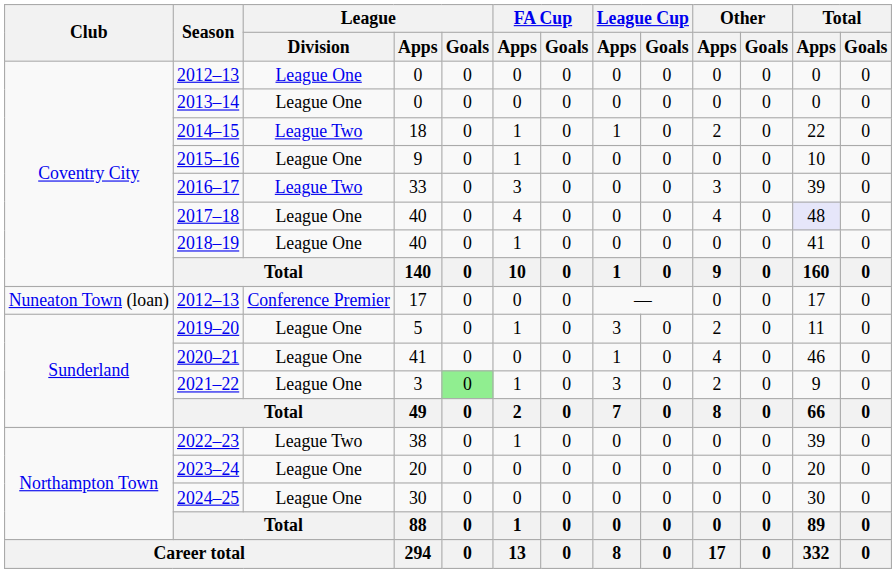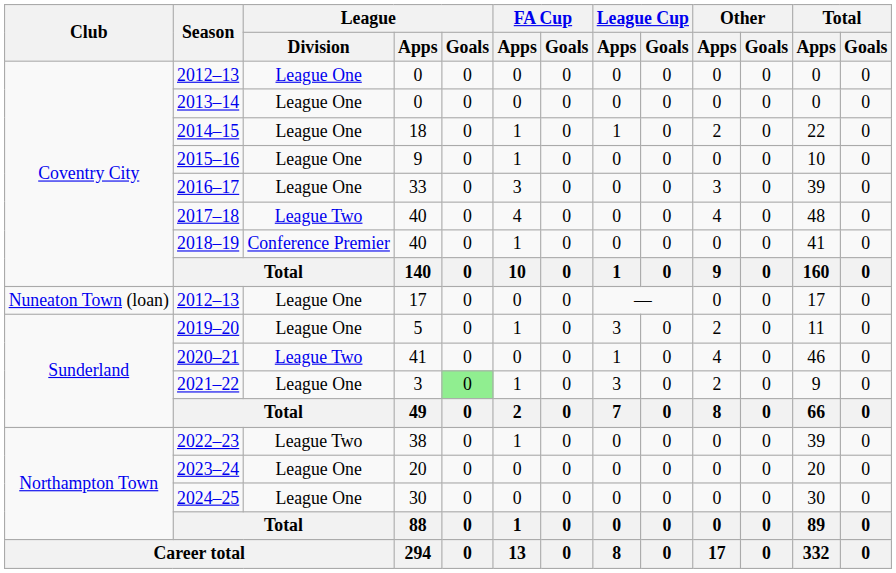(319, 131) League Two -> (319, 131) League One
(319, 187) League Two -> (319, 187) League One
(319, 215) League One -> (319, 215) League Two
(816, 215) lavender background -> (816, 215) no background
(319, 243) League One -> (319, 243) Conference Premier
(319, 300) Conference Premier -> (319, 300) League One
(319, 356) League One -> (319, 356) League Two
